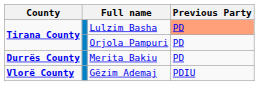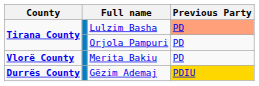(43, 58) Durrës County -> (40, 58) Vlorë County
(40, 73) Vlorë County -> (43, 73) Durrës County
(184, 73) no background -> (184, 73) gold background
